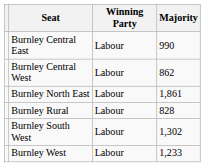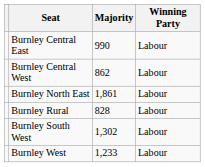columns swapped: (125, 18) <-> (179, 18)
